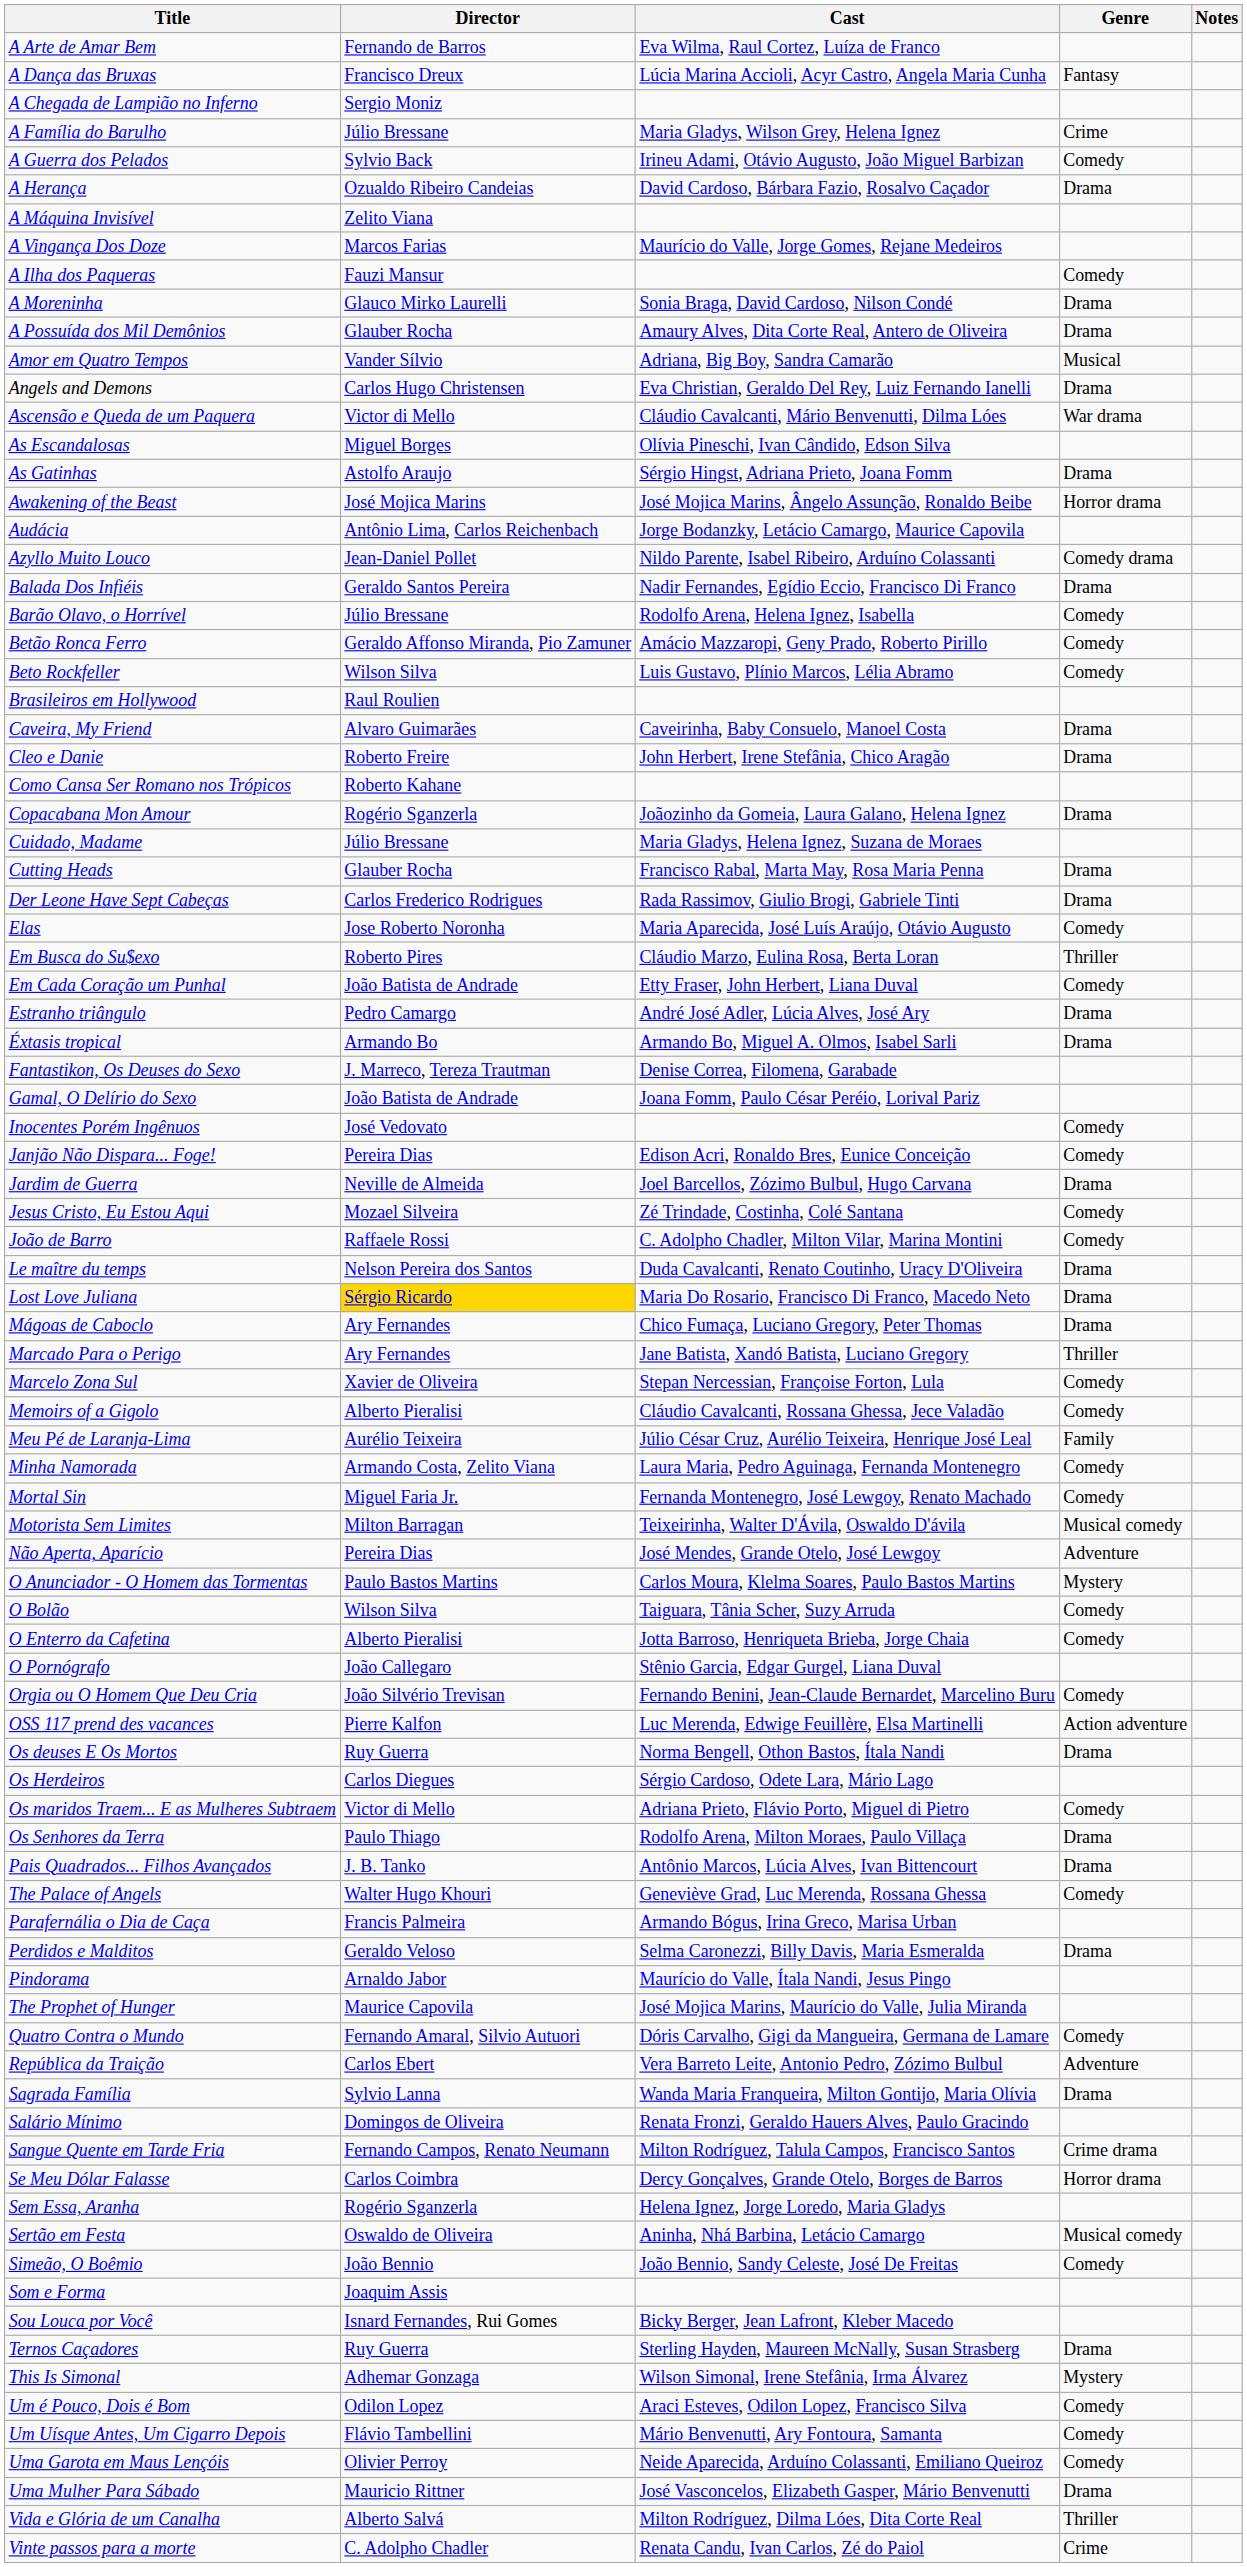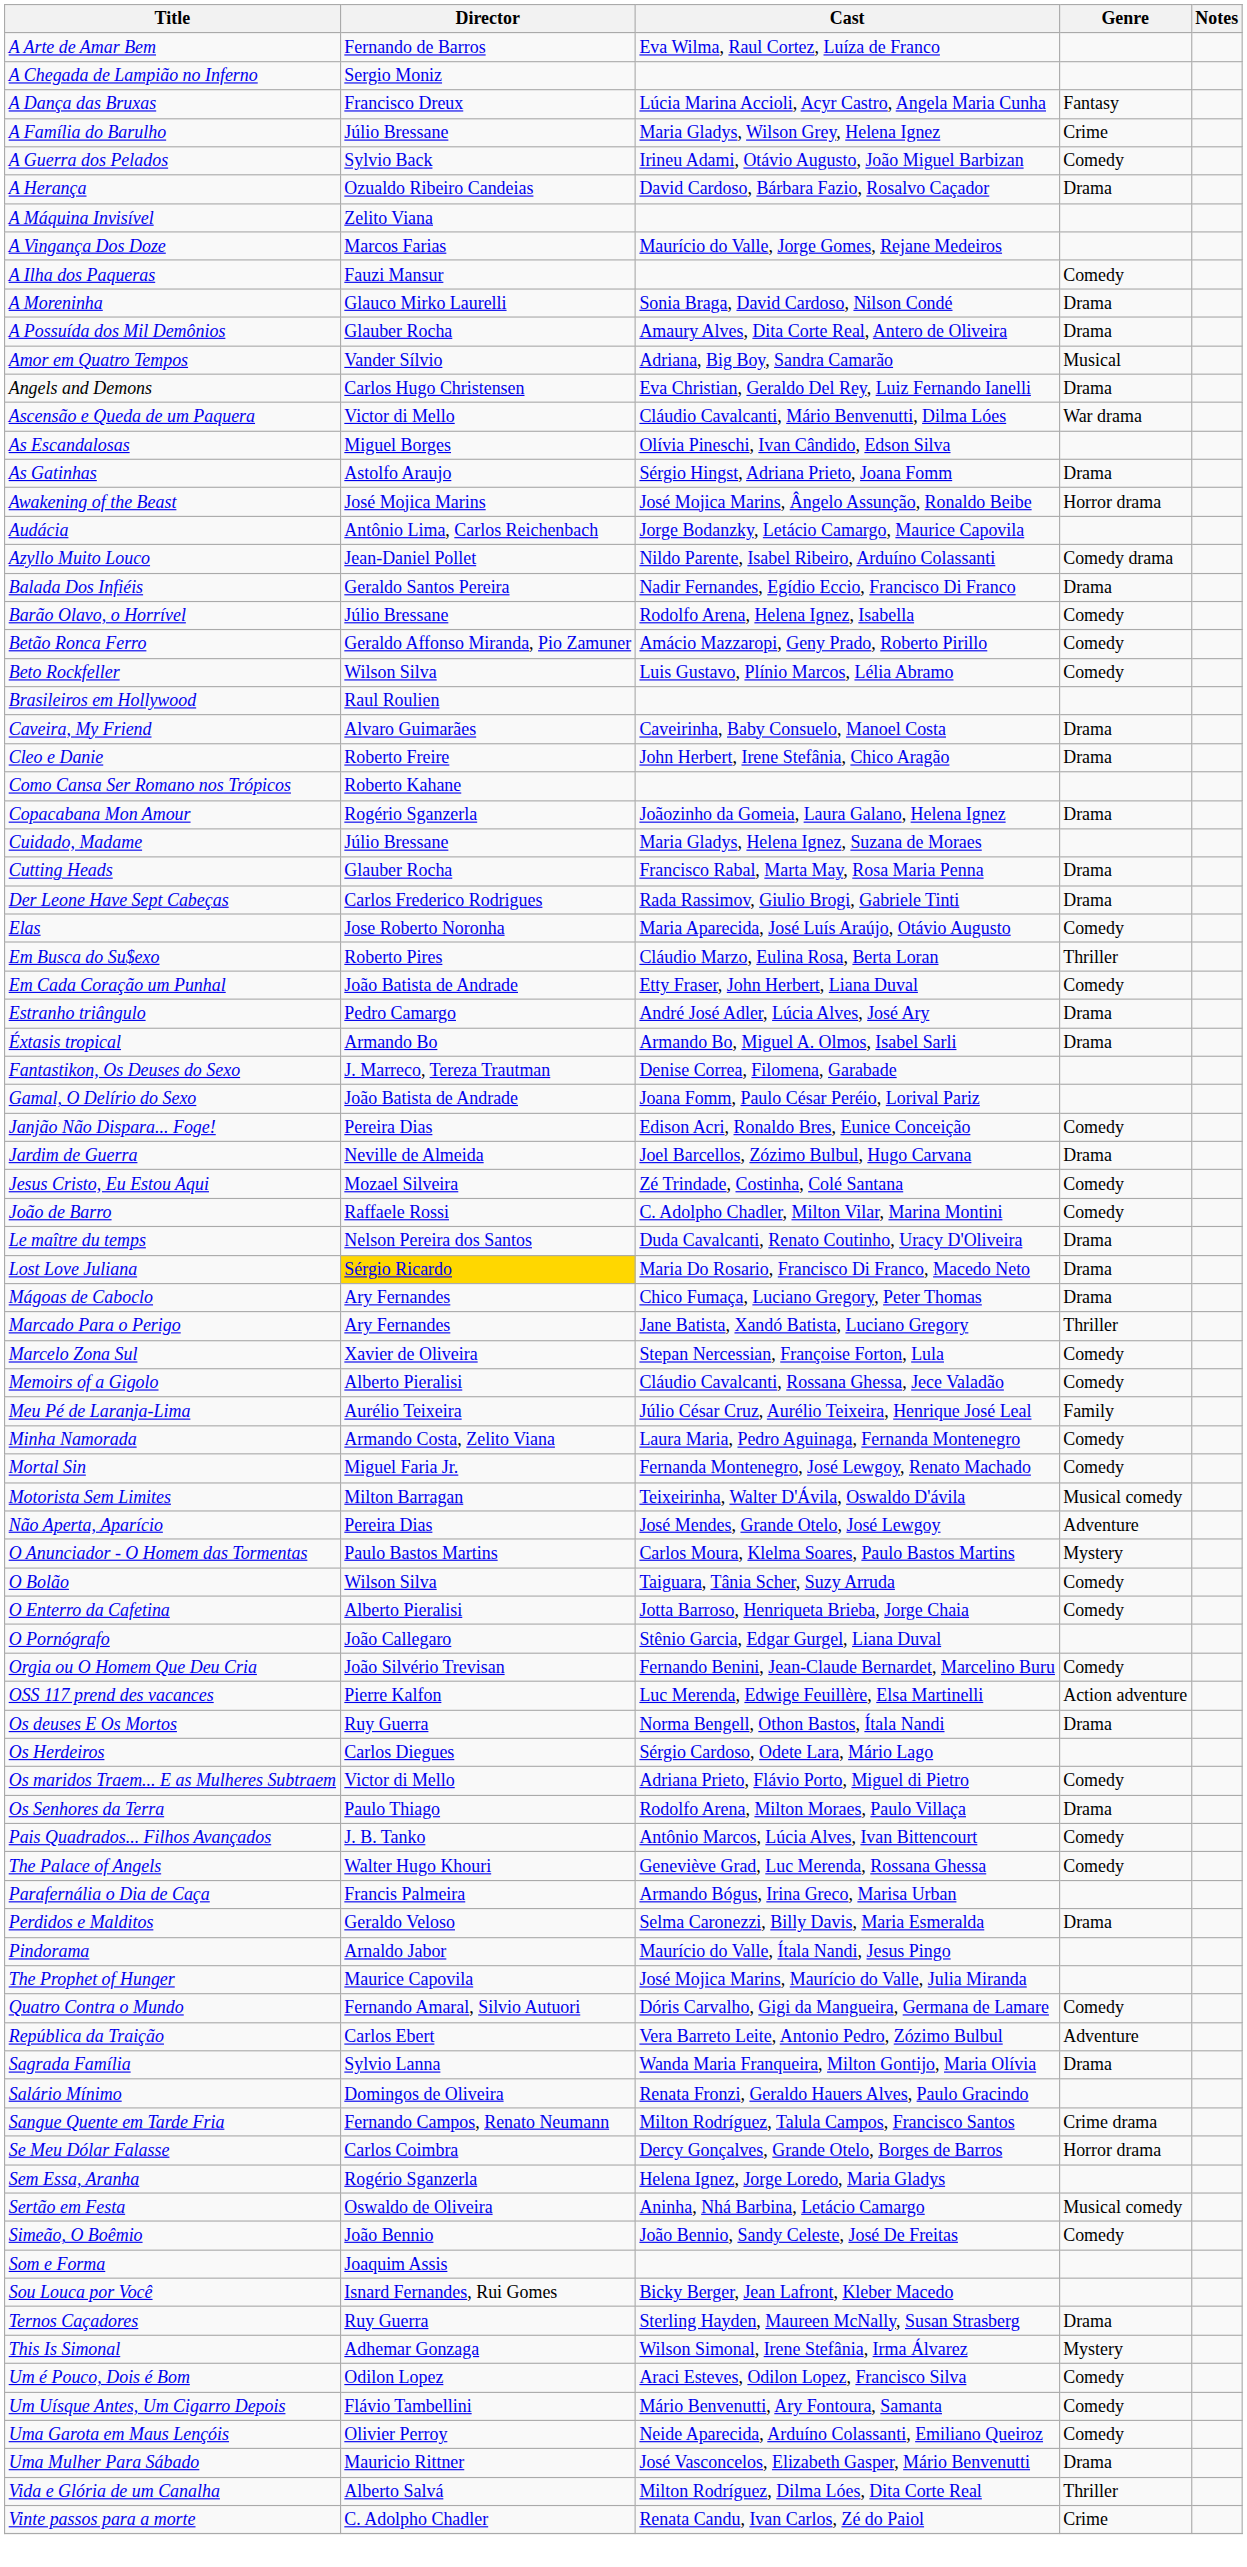rows swapped: (133, 103) <-> (82, 75)
- row: (104, 1127)
(1088, 1866) Drama -> (1094, 1837) Comedy
